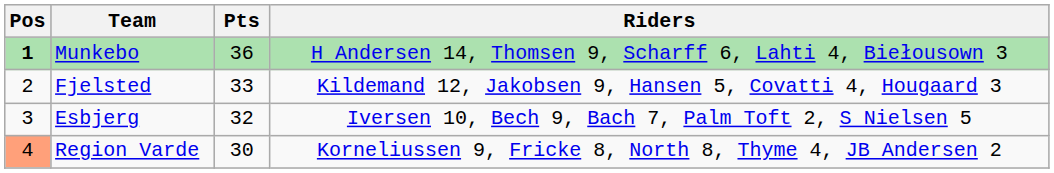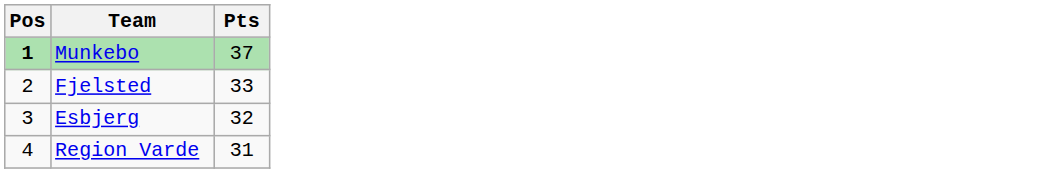- column: (659, 21)
(242, 54) 36 -> (242, 54) 37
(28, 152) lightsalmon background -> (28, 152) no background
(242, 152) 30 -> (242, 152) 31
